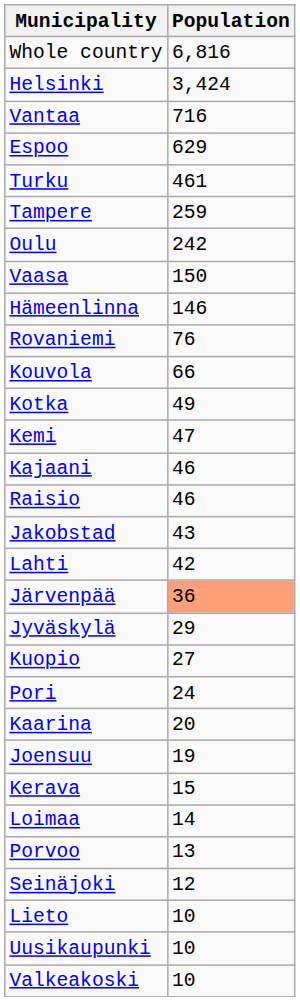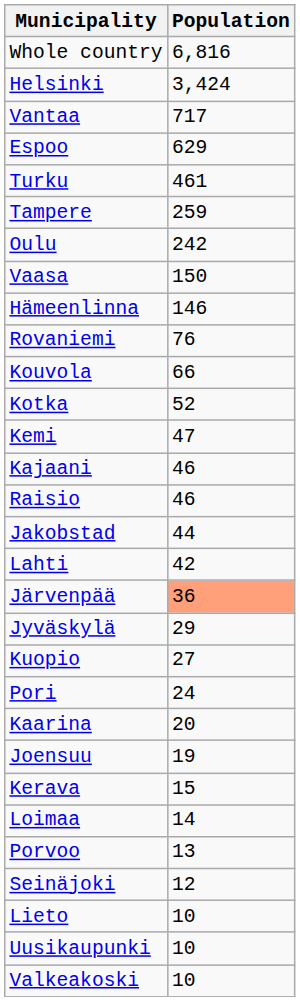(190, 117) 716 -> (190, 117) 717
(184, 405) 49 -> (184, 405) 52
(184, 533) 43 -> (184, 533) 44
